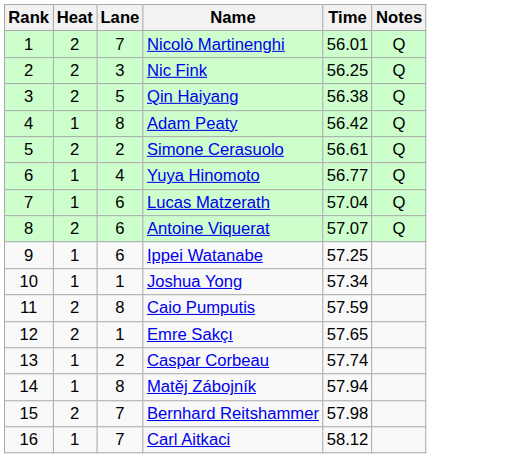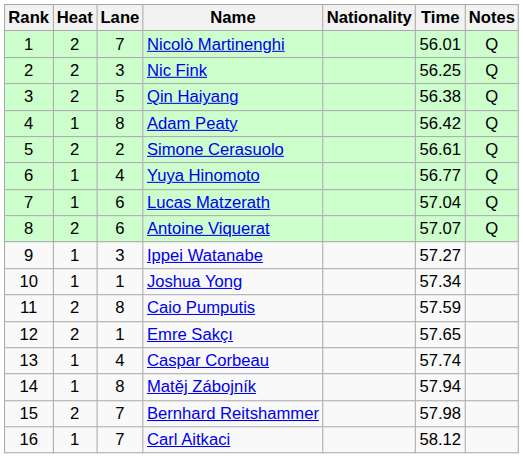+ column: (369, 17)
(120, 255) 6 -> (120, 255) 3
(347, 255) 57.25 -> (440, 255) 57.27
(120, 360) 2 -> (120, 360) 4
